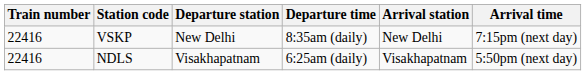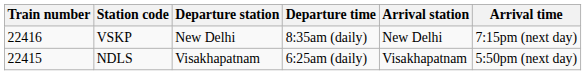(25, 59) 22416 -> (25, 59) 22415
